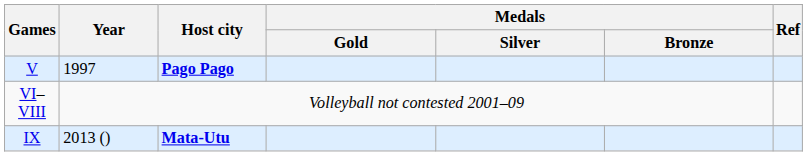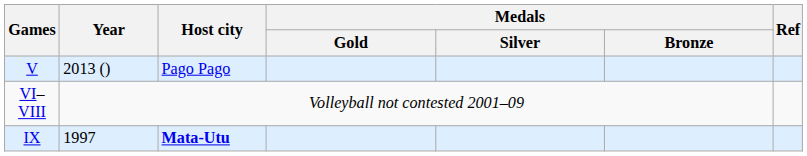(79, 68) 1997 -> (87, 68) 2013 ()
(198, 68) bold -> (196, 68) normal
(87, 138) 2013 () -> (79, 138) 1997
